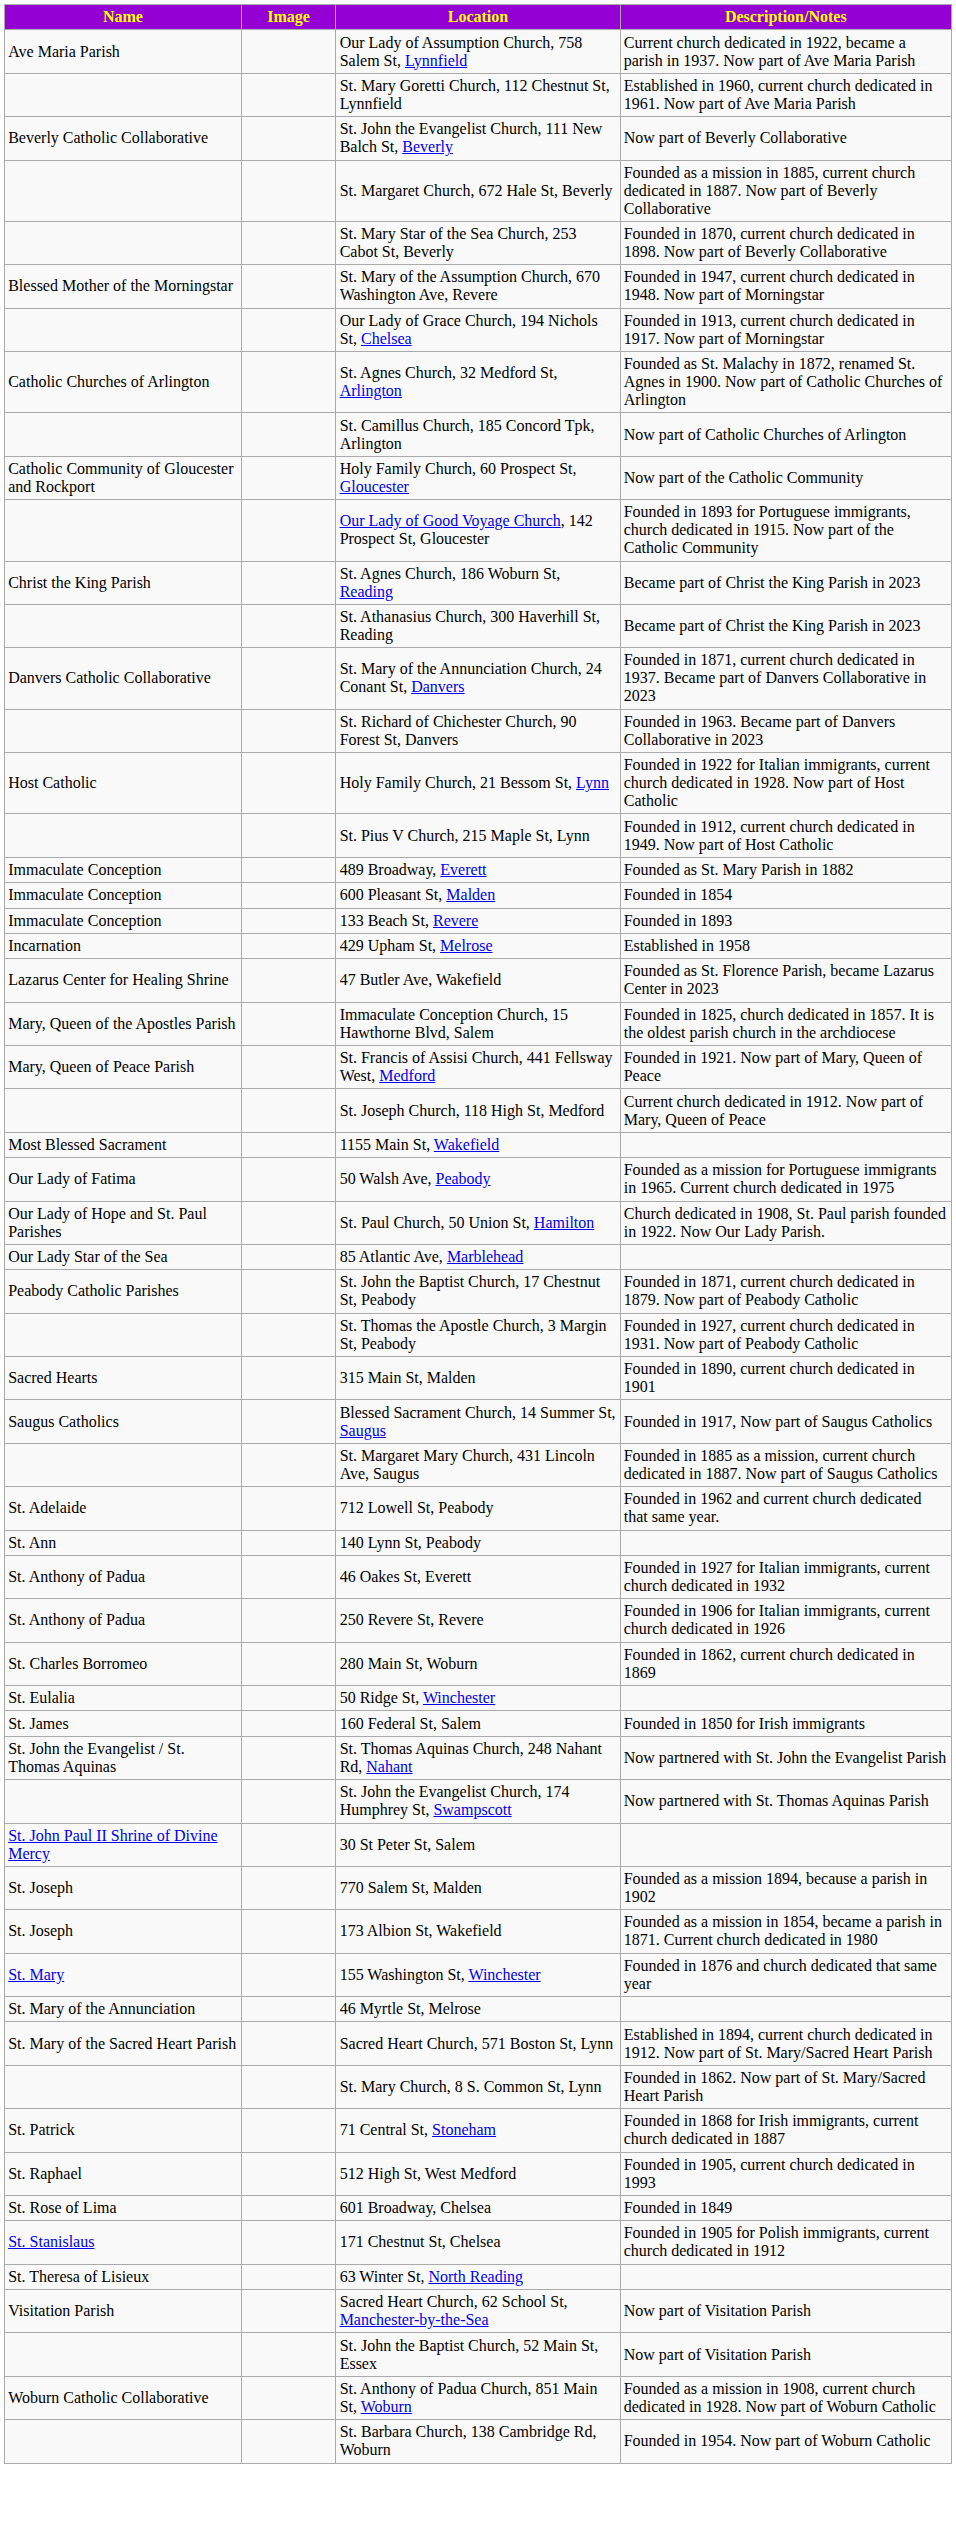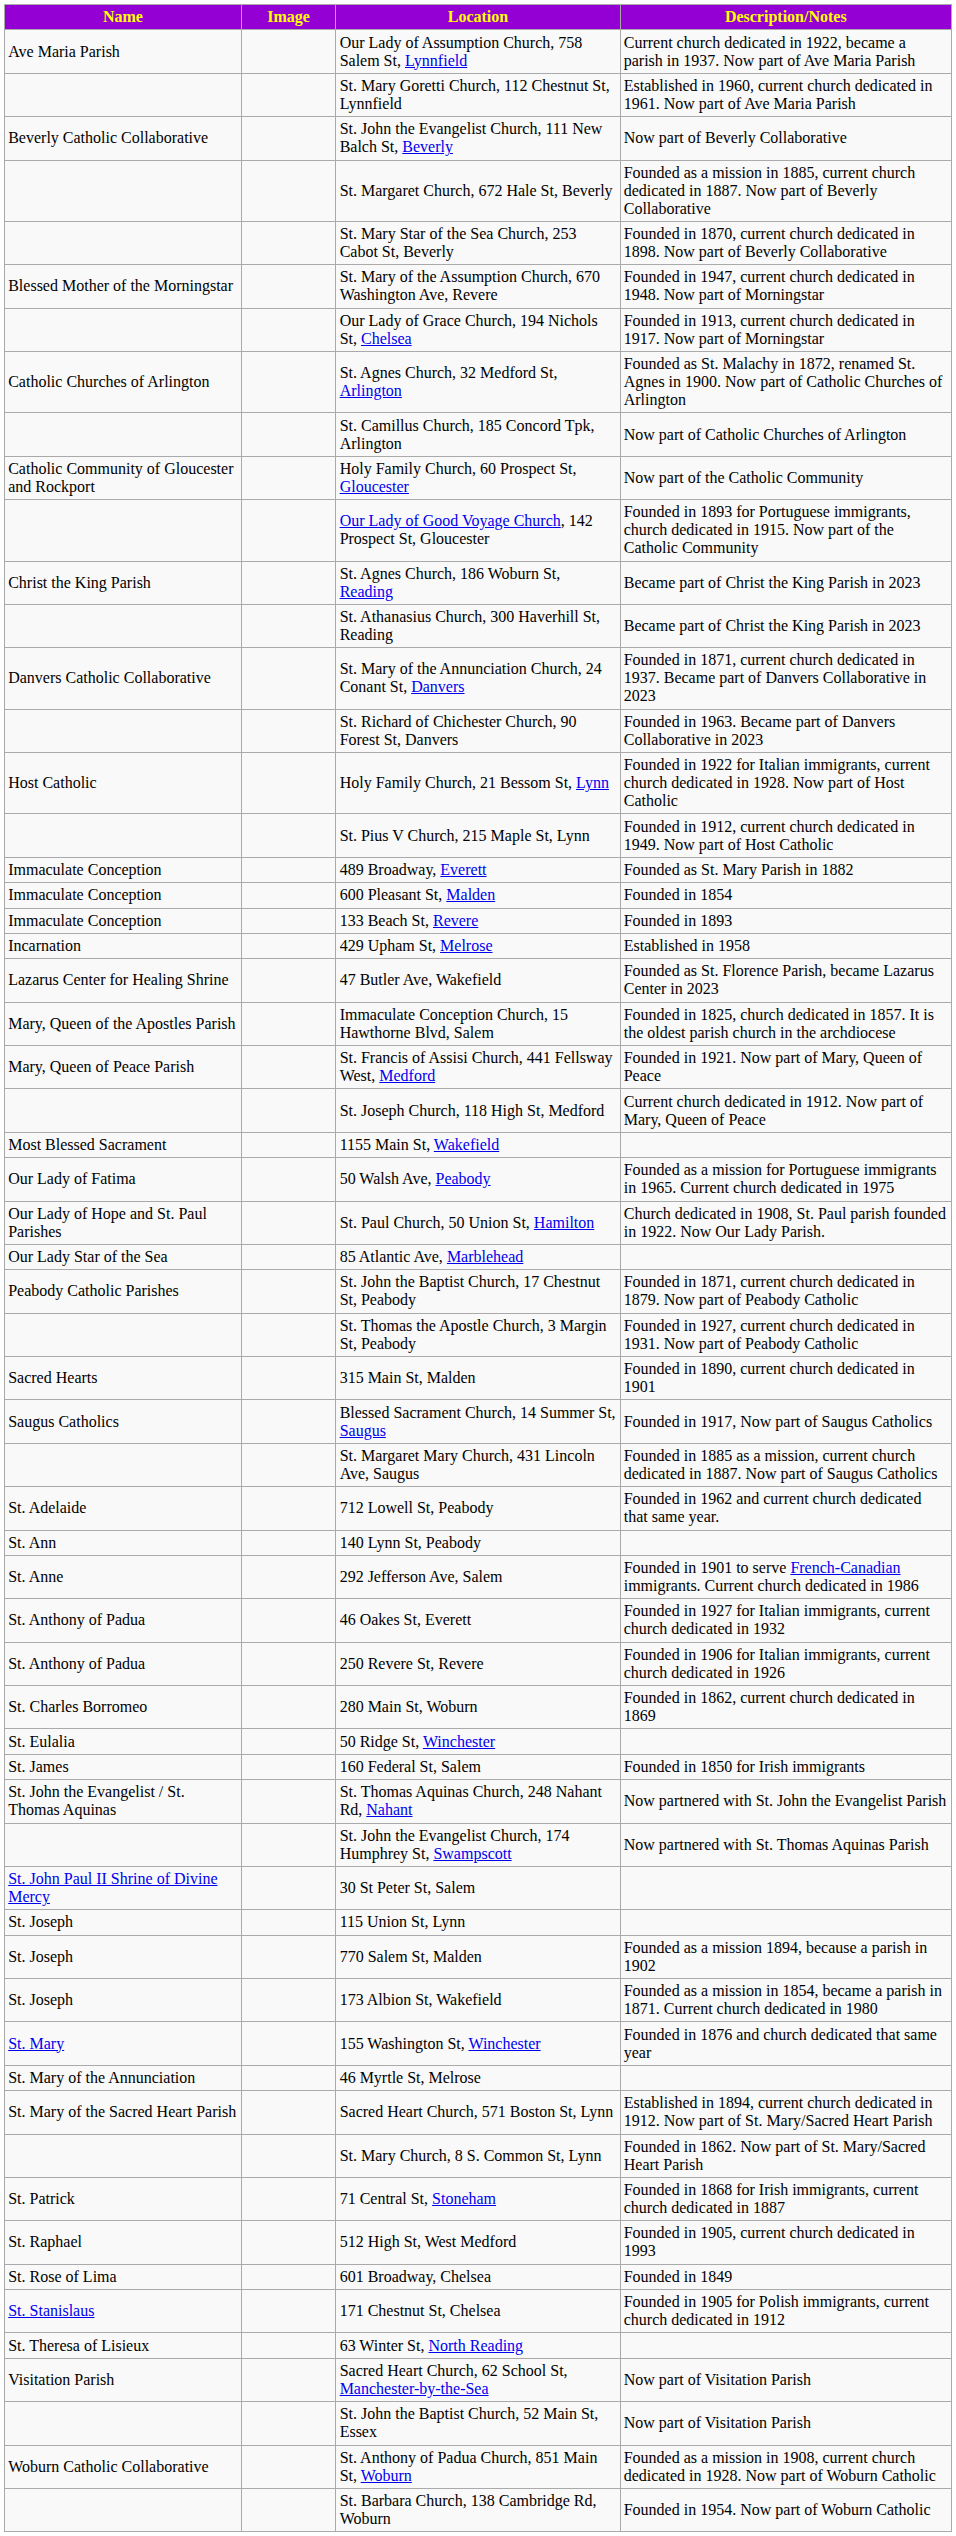+ row: (421, 1577)
+ row: (402, 1922)
